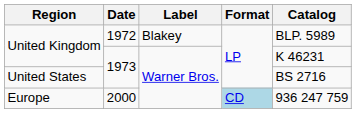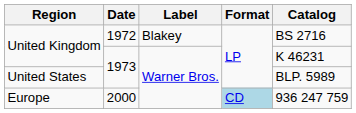(305, 35) BLP. 5989 -> (301, 35) BS 2716
(301, 77) BS 2716 -> (305, 77) BLP. 5989
